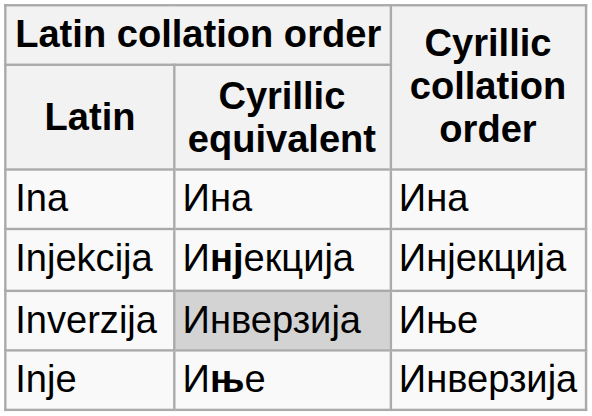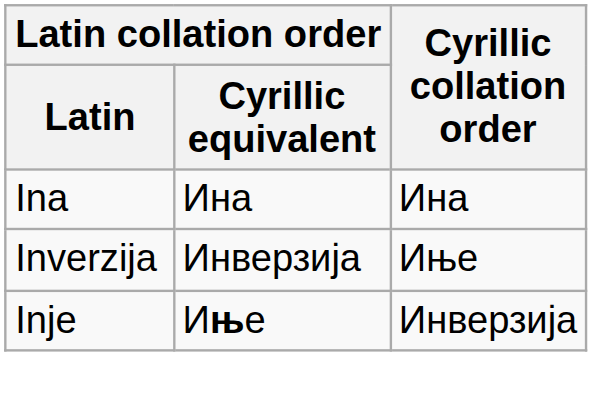- row: (84, 258)
(272, 319) lightgrey background -> (272, 258) no background
